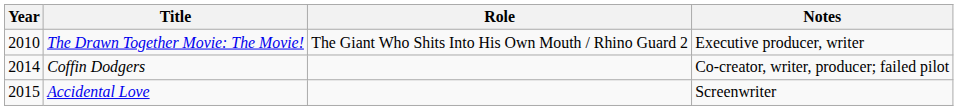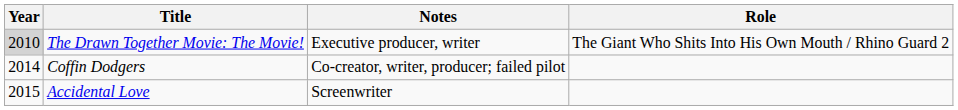columns swapped: (500, 17) <-> (822, 17)
(24, 42) no background -> (24, 42) lightgrey background
